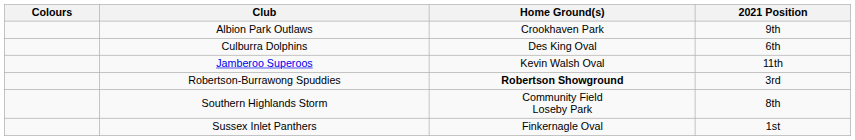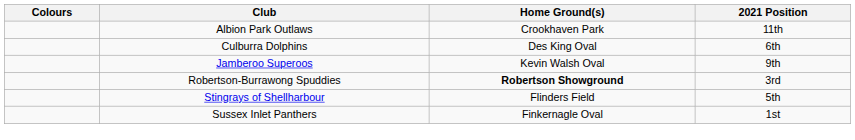(773, 30) 9th -> (773, 30) 11th
(773, 64) 11th -> (773, 64) 9th
+ row: (264, 98)
- row: (264, 104)
